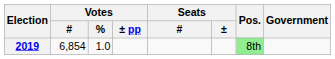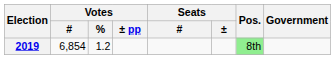(103, 46) 1.0 -> (103, 46) 1.2
